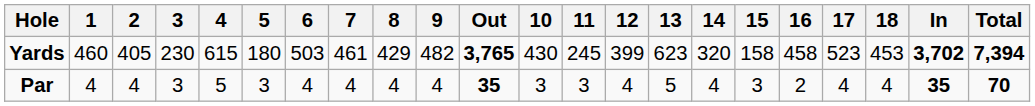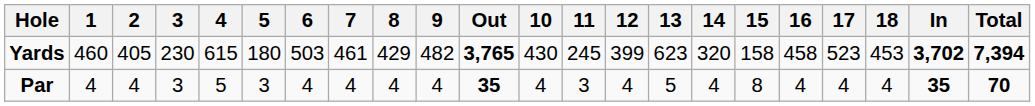(541, 85) 3 -> (541, 85) 4
(757, 85) 3 -> (757, 85) 8
(800, 85) 2 -> (800, 85) 4
